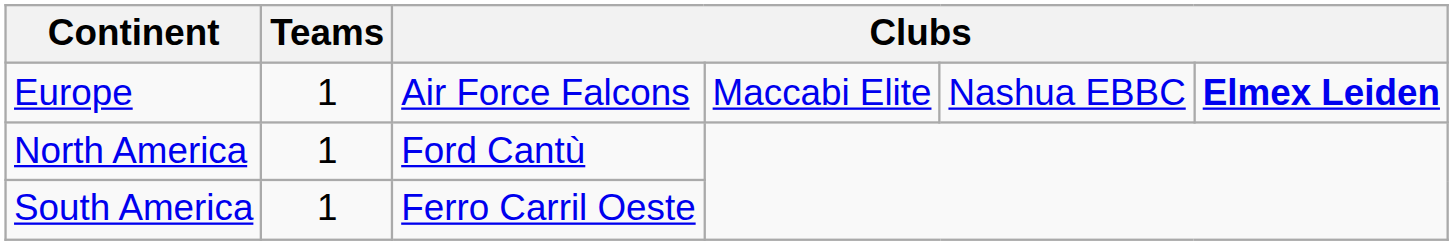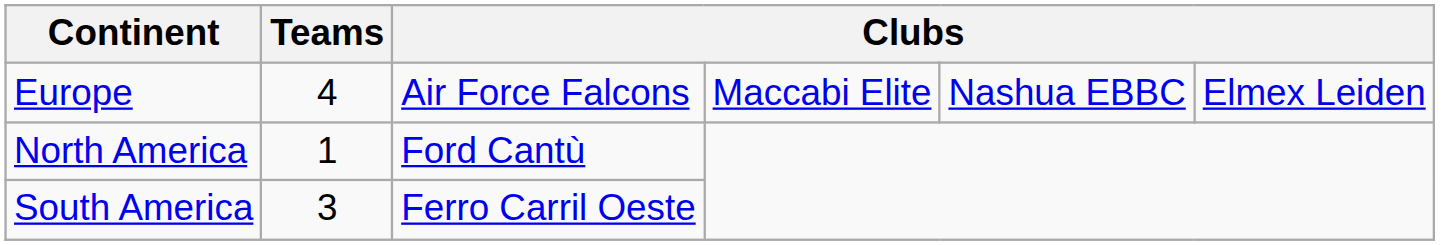(327, 92) 1 -> (327, 92) 4
(1321, 92) bold -> (1314, 92) normal
(327, 208) 1 -> (327, 208) 3
